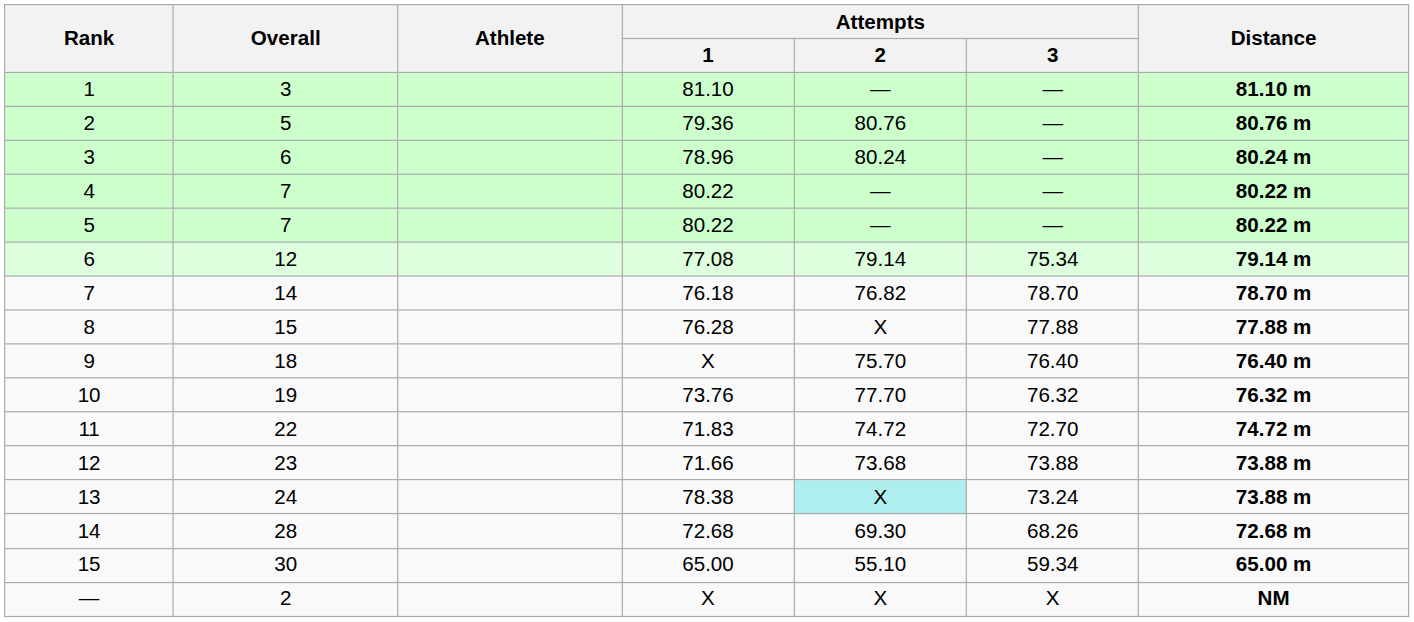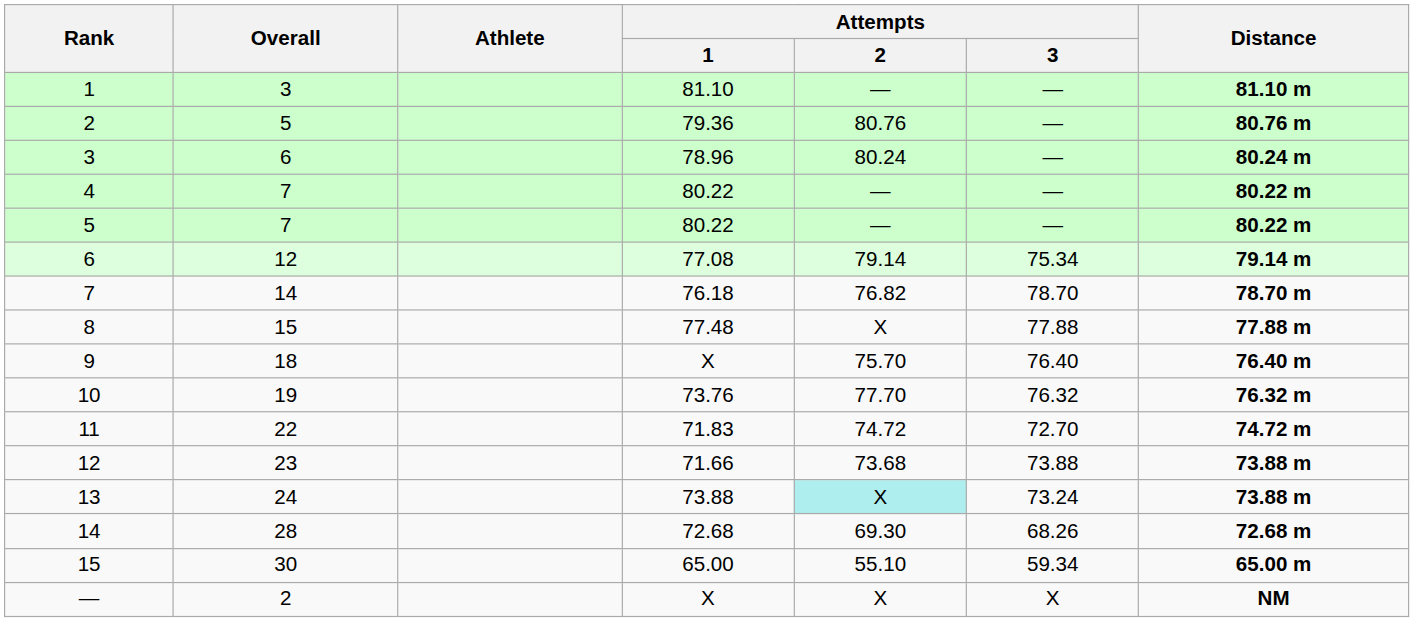(708, 326) 76.28 -> (708, 326) 77.48
(708, 496) 78.38 -> (708, 496) 73.88
